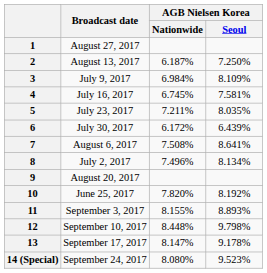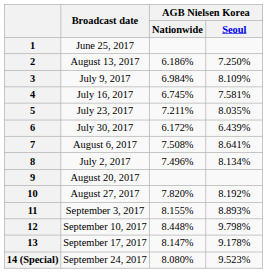(105, 45) August 27, 2017 -> (105, 45) June 25, 2017
(177, 62) 6.187% -> (177, 62) 6.186%
(105, 194) June 25, 2017 -> (105, 194) August 27, 2017
